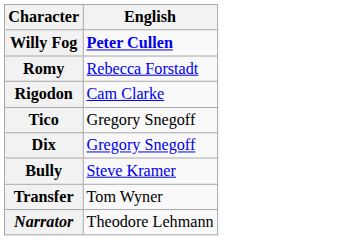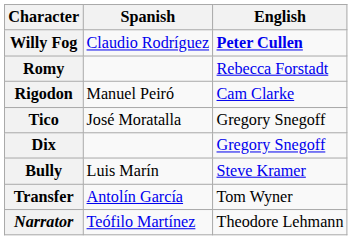+ column: (148, 17)
